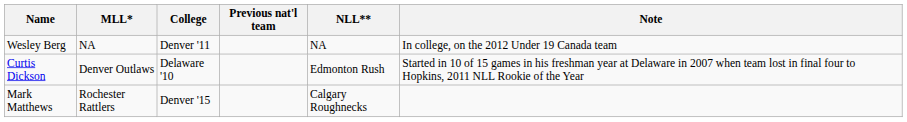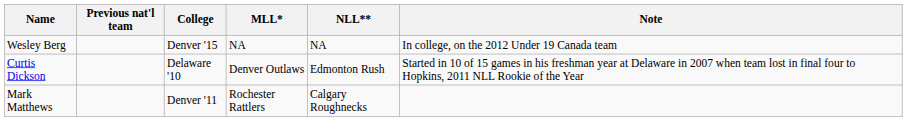columns swapped: (263, 20) <-> (117, 20)
(185, 44) Denver '11 -> (192, 44) Denver '15
(185, 100) Denver '15 -> (192, 100) Denver '11
